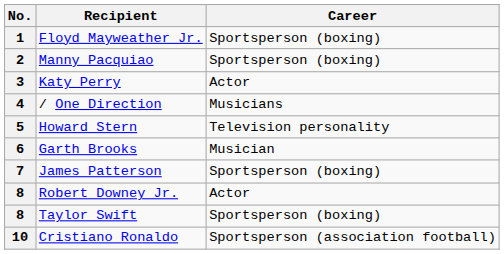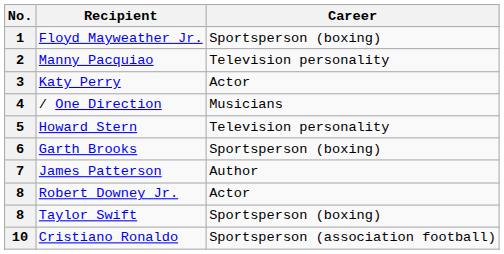(295, 60) Sportsperson (boxing) -> (299, 60) Television personality
(242, 149) Musician -> (295, 149) Sportsperson (boxing)
(295, 171) Sportsperson (boxing) -> (234, 171) Author
